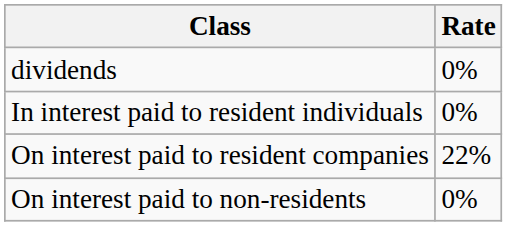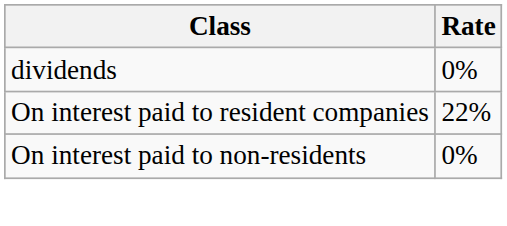- row: (217, 112)
